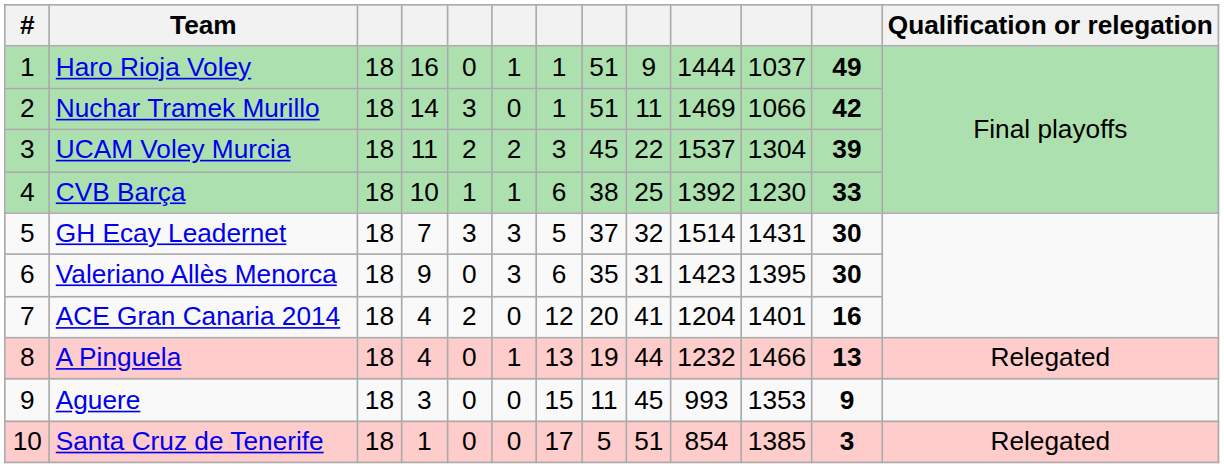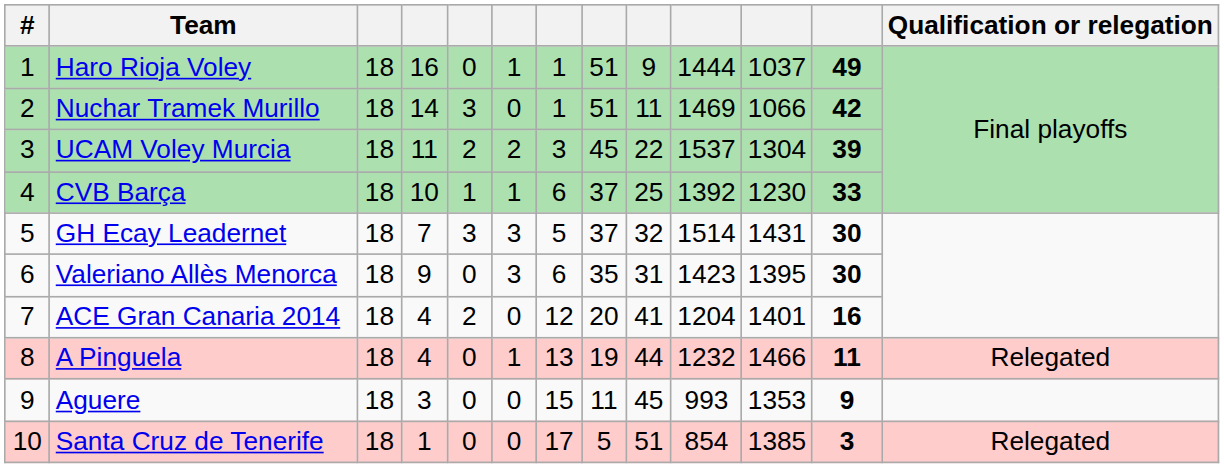(604, 191) 38 -> (604, 191) 37
(847, 358) 13 -> (847, 358) 11
